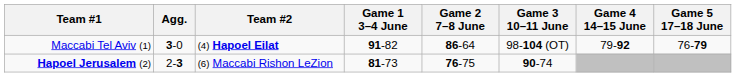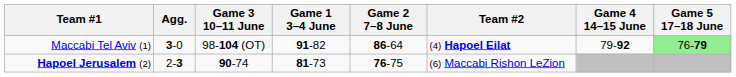columns swapped: (270, 20) <-> (538, 20)
(692, 44) no background -> (692, 44) lightgreen background
